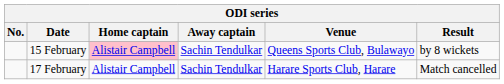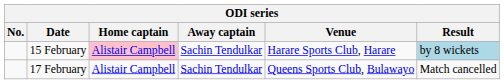(341, 50) Queens Sports Club, Bulawayo -> (332, 50) Harare Sports Club, Harare
(449, 50) no background -> (449, 50) lightblue background
(332, 69) Harare Sports Club, Harare -> (341, 69) Queens Sports Club, Bulawayo
